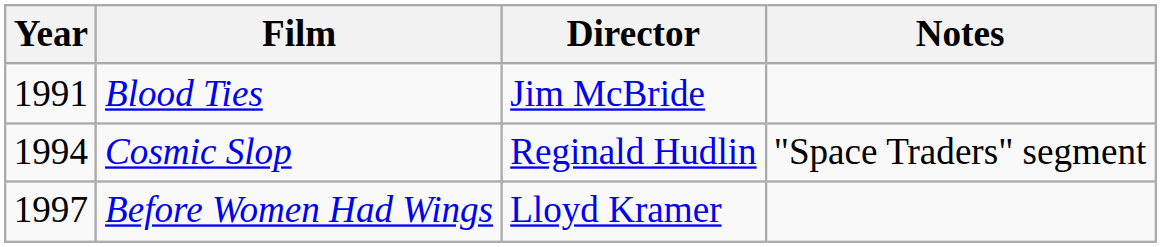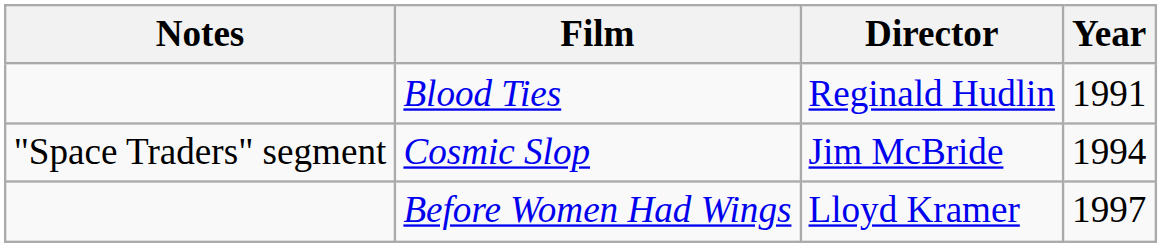columns swapped: (51, 33) <-> (960, 33)
(608, 92) Jim McBride -> (932, 92) Reginald Hudlin
(633, 151) Reginald Hudlin -> (906, 151) Jim McBride
